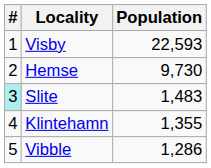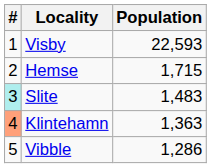(181, 70) 9,730 -> (181, 70) 1,715
(13, 123) no background -> (13, 123) lightsalmon background
(181, 123) 1,355 -> (181, 123) 1,363
